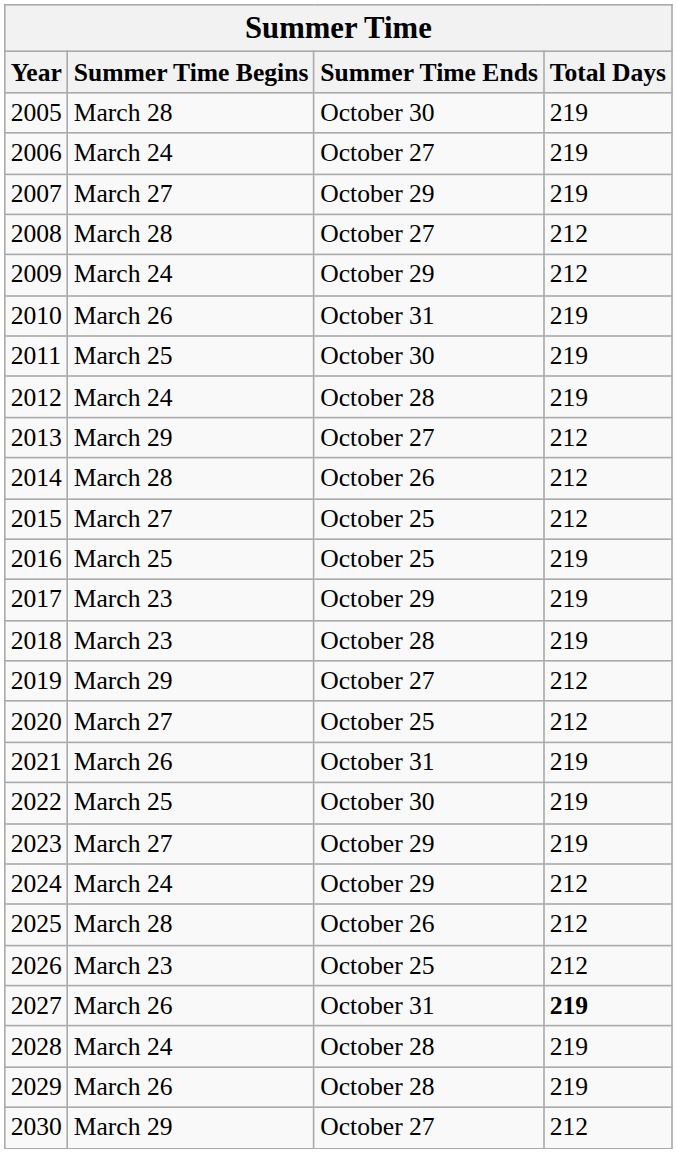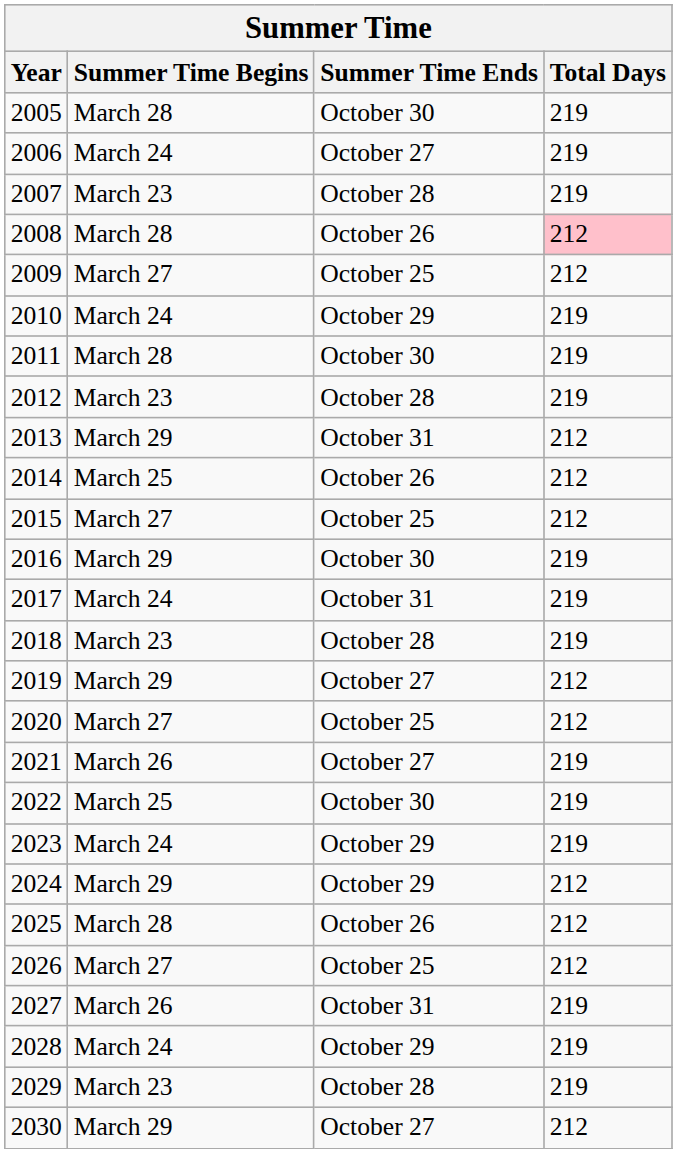(123, 193) March 27 -> (123, 193) March 23
(377, 193) October 29 -> (377, 193) October 28
(377, 234) October 27 -> (377, 234) October 26
(569, 234) no background -> (569, 234) pink background
(123, 274) March 24 -> (123, 274) March 27
(377, 274) October 29 -> (377, 274) October 25
(123, 315) March 26 -> (123, 315) March 24
(377, 315) October 31 -> (377, 315) October 29
(123, 356) March 25 -> (123, 356) March 28
(123, 396) March 24 -> (123, 396) March 23
(377, 437) October 27 -> (377, 437) October 31
(123, 477) March 28 -> (123, 477) March 25
(123, 559) March 25 -> (123, 559) March 29
(377, 559) October 25 -> (377, 559) October 30
(123, 599) March 23 -> (123, 599) March 24
(377, 599) October 29 -> (377, 599) October 31
(377, 762) October 31 -> (377, 762) October 27
(123, 843) March 27 -> (123, 843) March 24
(123, 883) March 24 -> (123, 883) March 29
(123, 965) March 23 -> (123, 965) March 27
(569, 1005) bold -> (569, 1005) normal
(377, 1046) October 28 -> (377, 1046) October 29
(123, 1086) March 26 -> (123, 1086) March 23
